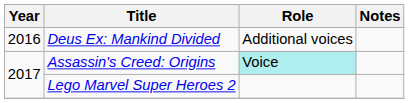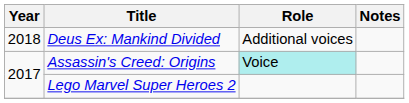(24, 39) 2016 -> (24, 39) 2018
